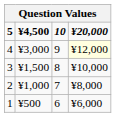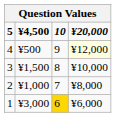(34, 49) ¥3,000 -> (29, 49) ¥500
(29, 103) ¥500 -> (34, 103) ¥3,000
(57, 103) no background -> (57, 103) gold background
